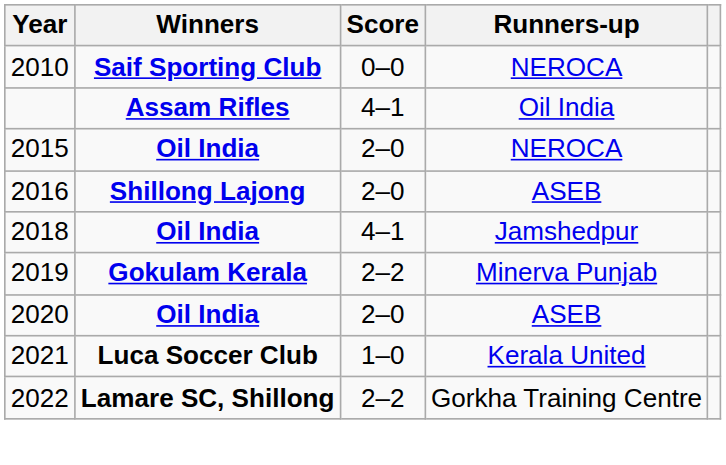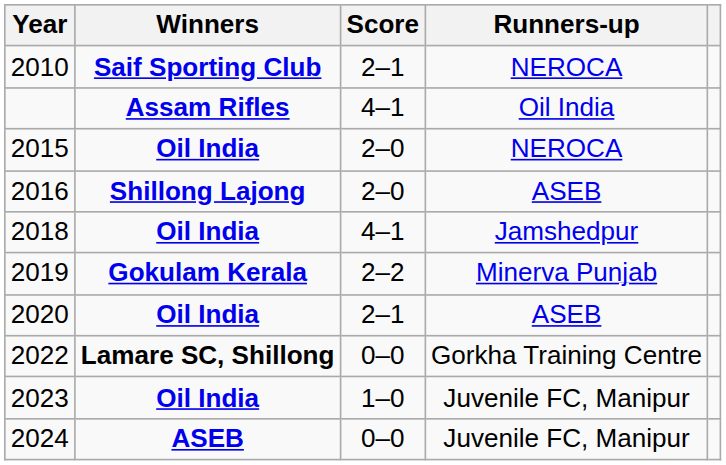(383, 66) 0–0 -> (383, 66) 2–1
(383, 314) 2–0 -> (383, 314) 2–1
- row: (40, 356)
(383, 397) 2–2 -> (383, 356) 0–0
+ row: (40, 397)
+ row: (40, 438)
